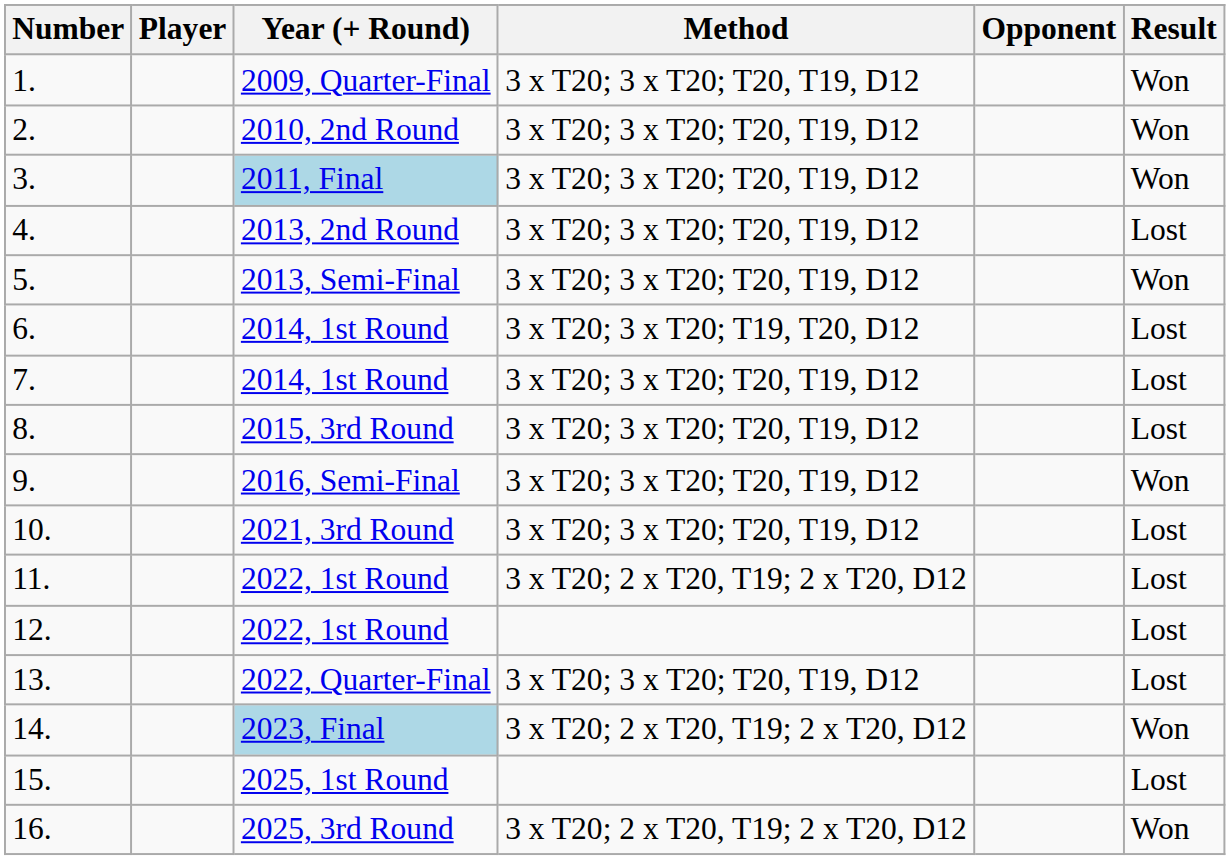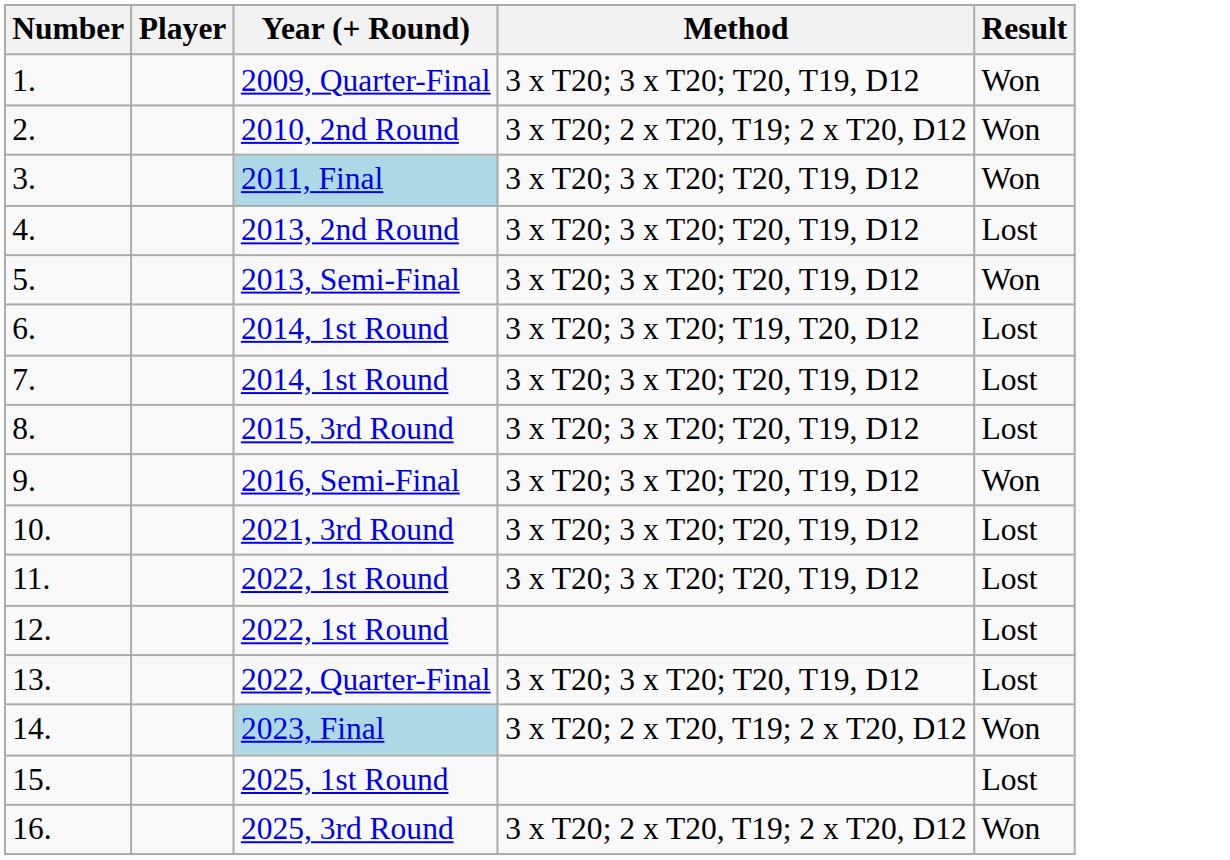- column: (1049, 29)
(712, 129) 3 x T20; 3 x T20; T20, T19, D12 -> (736, 129) 3 x T20; 2 x T20, T19; 2 x T20, D12
(736, 579) 3 x T20; 2 x T20, T19; 2 x T20, D12 -> (712, 579) 3 x T20; 3 x T20; T20, T19, D12
